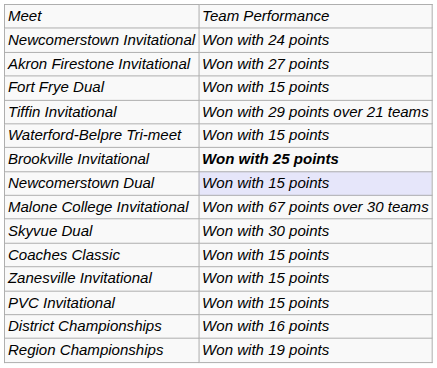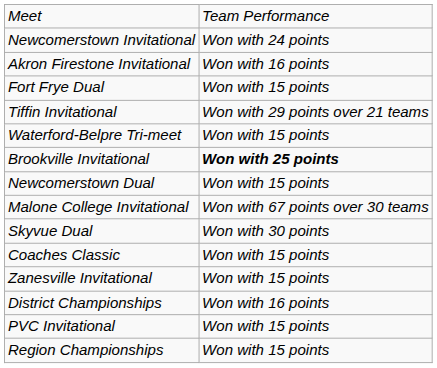(266, 64) Won with 27 points -> (266, 64) Won with 16 points
(266, 183) lavender background -> (266, 183) no background
rows swapped: (61, 302) <-> (85, 326)
(266, 350) Won with 19 points -> (266, 350) Won with 15 points
